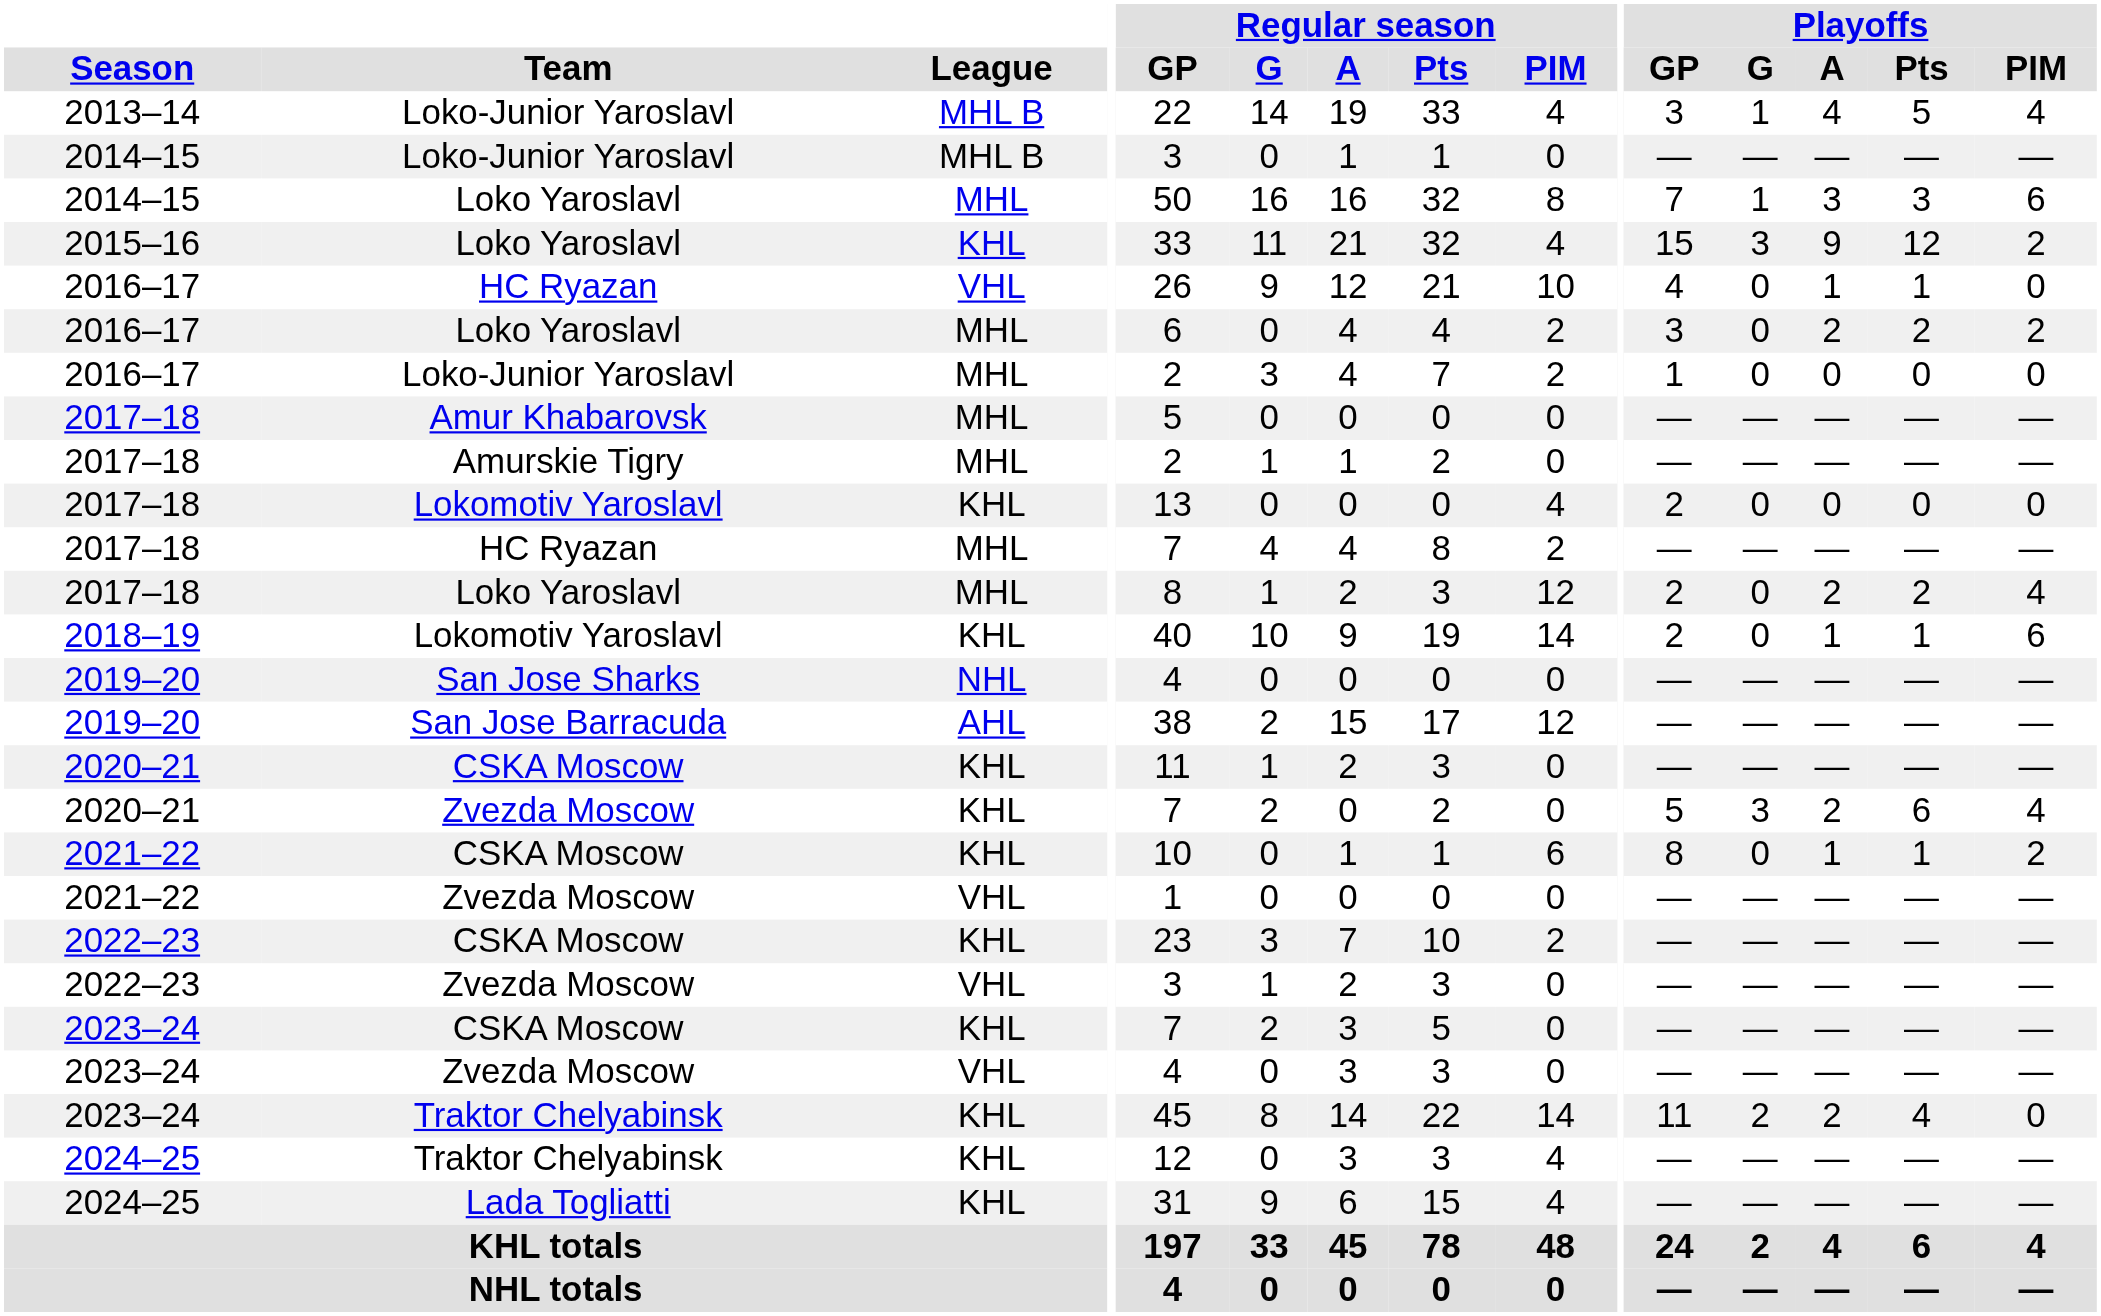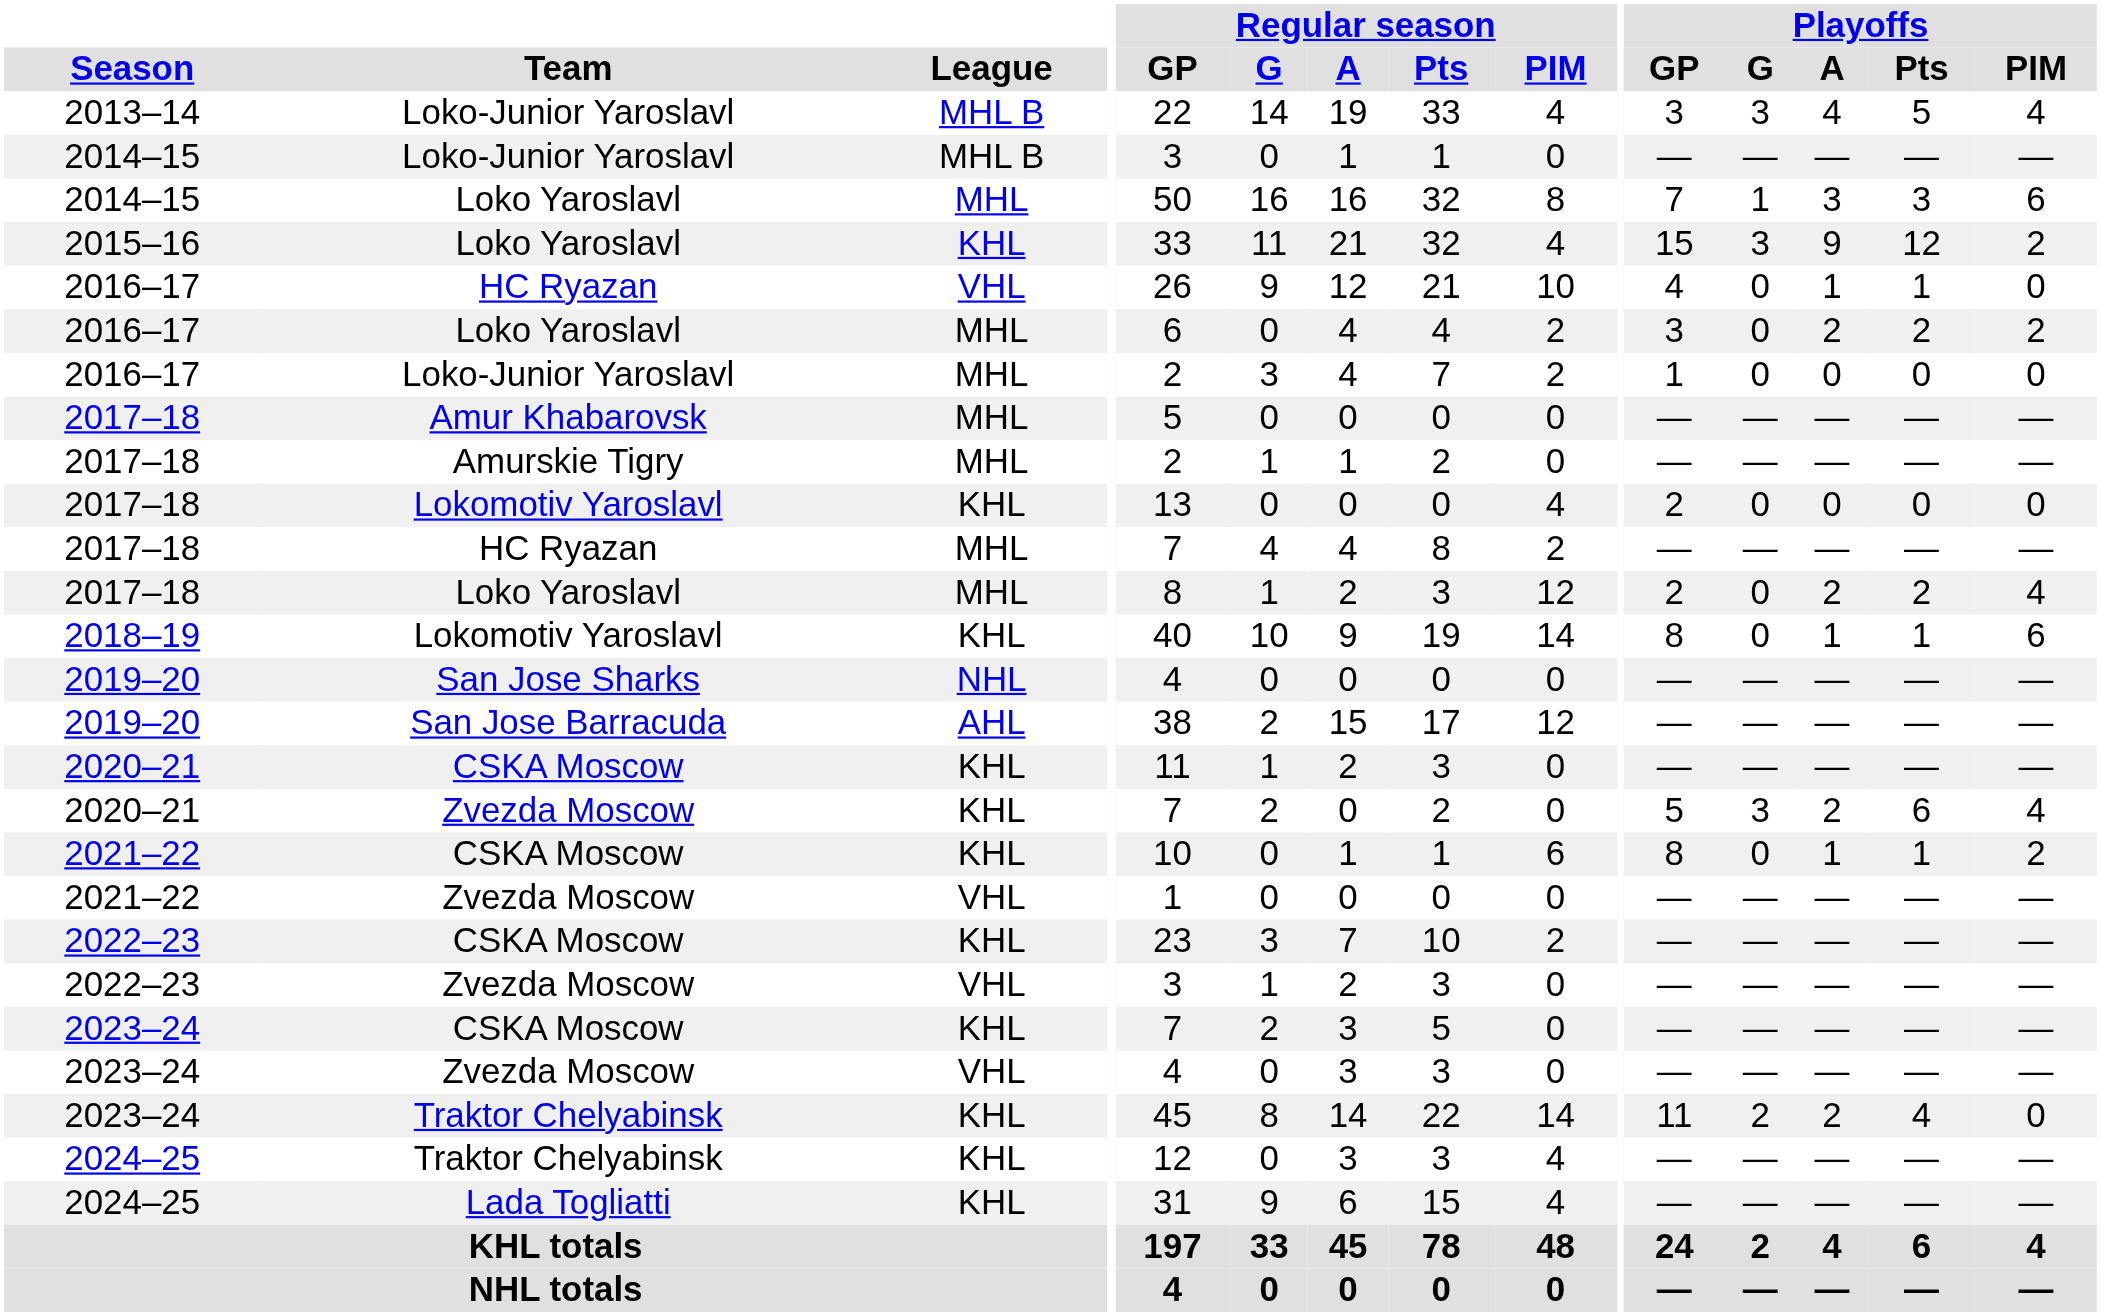(1760, 112) 1 -> (1760, 112) 3
(1674, 635) 2 -> (1674, 635) 8
